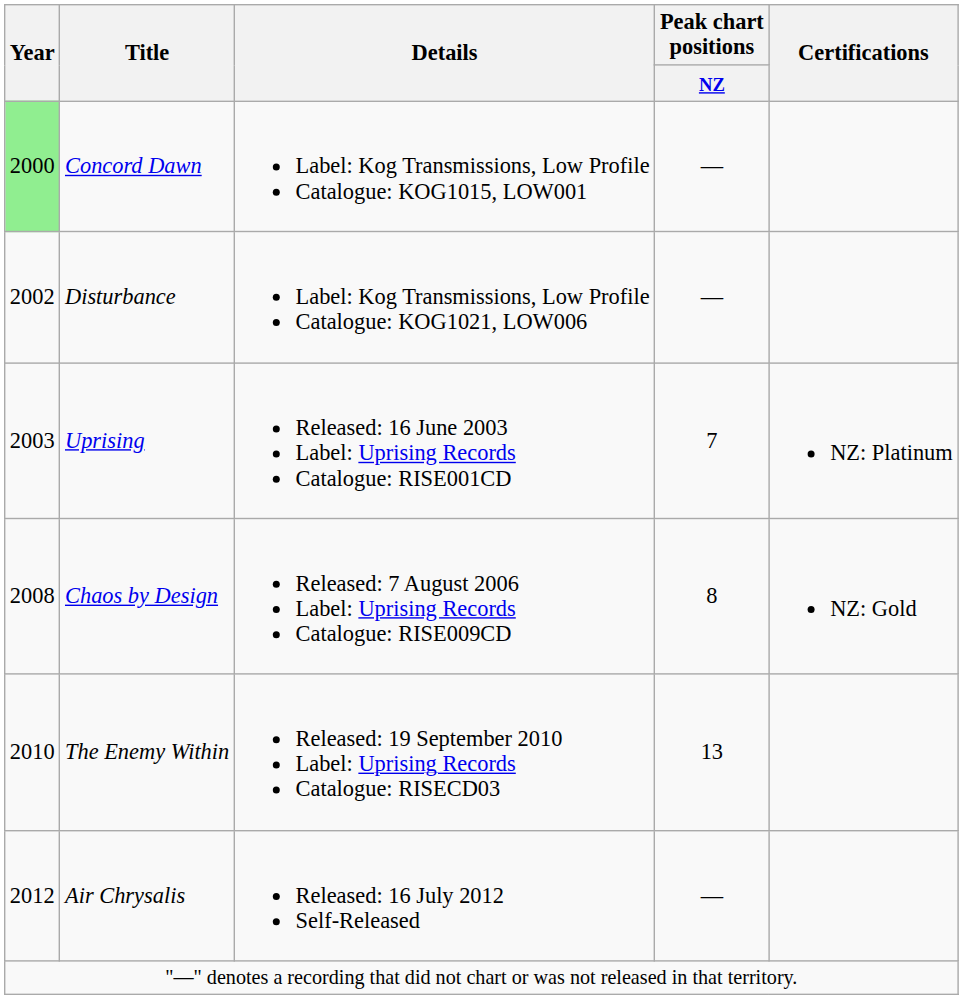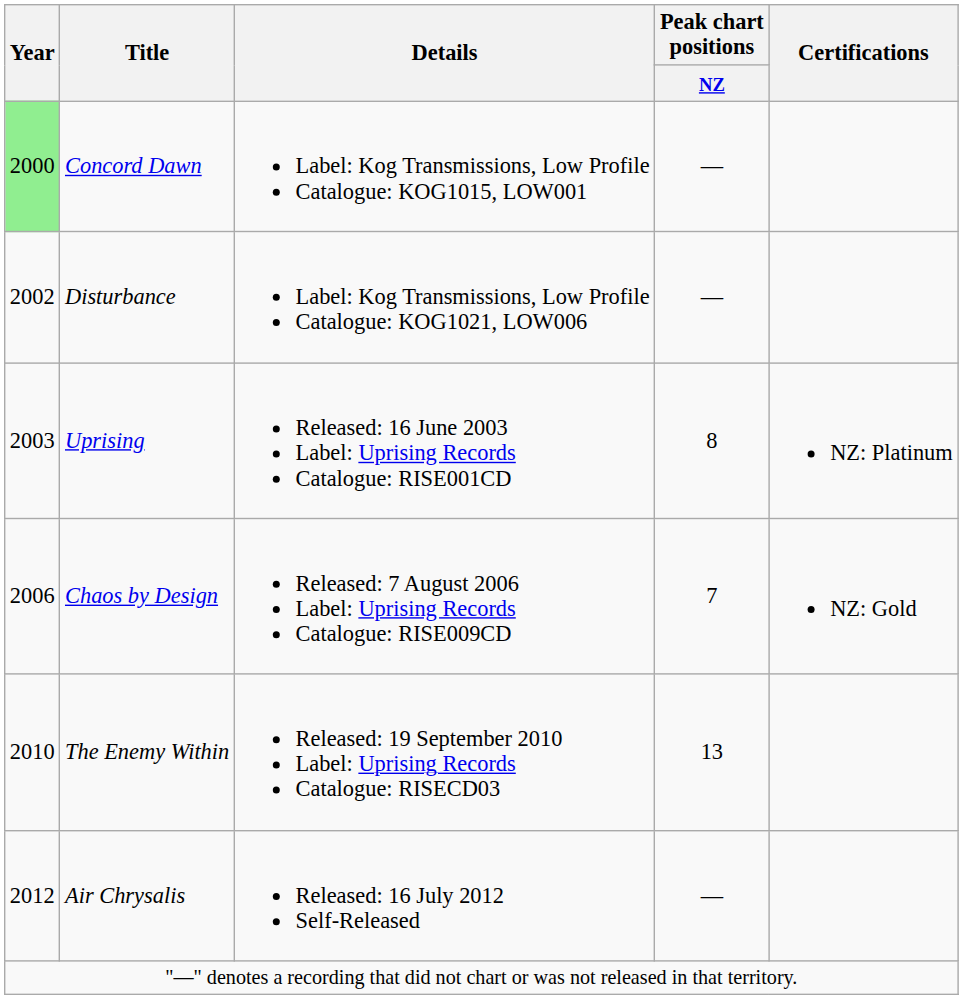(712, 440) 7 -> (712, 440) 8
(32, 596) 2008 -> (32, 596) 2006
(712, 596) 8 -> (712, 596) 7
